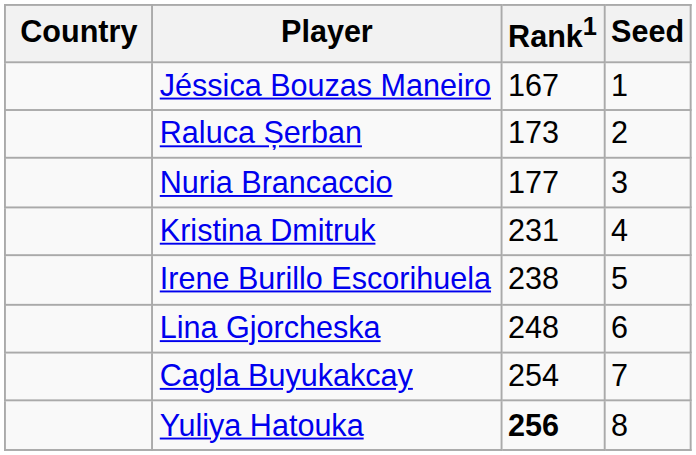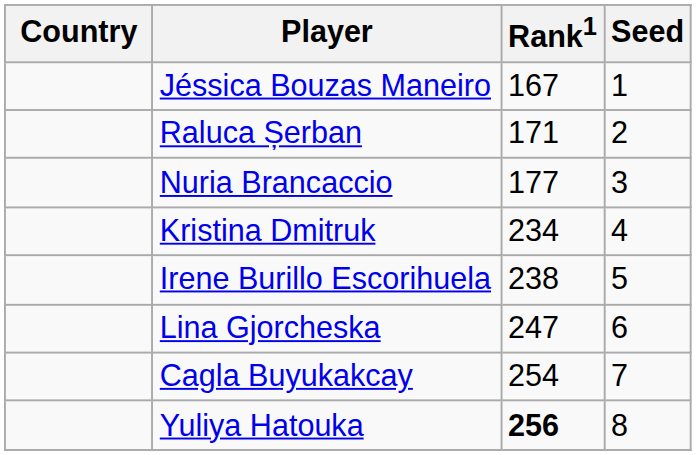(534, 133) 173 -> (534, 133) 171
(534, 230) 231 -> (534, 230) 234
(534, 327) 248 -> (534, 327) 247
